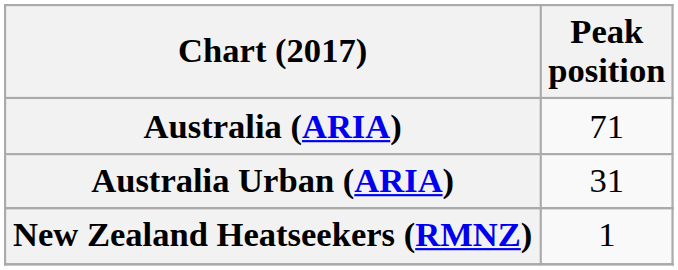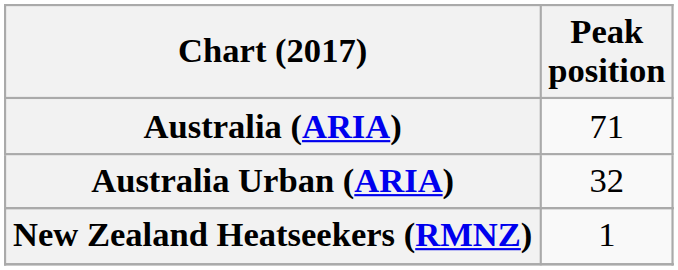(607, 180) 31 -> (607, 180) 32
